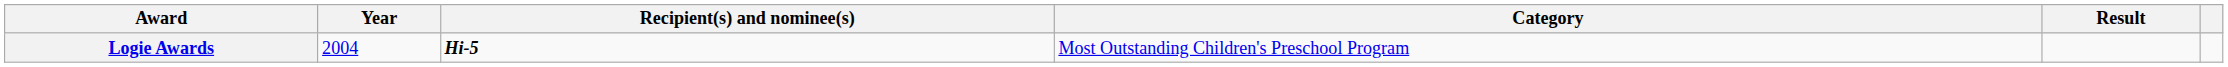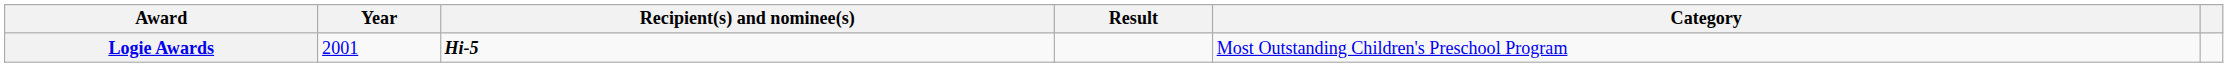columns swapped: (1548, 18) <-> (2121, 18)
(340, 47) 2004 -> (340, 47) 2001
